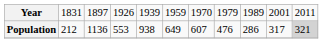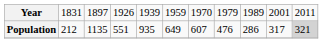(97, 29) 1136 -> (97, 29) 1135
(121, 29) 553 -> (121, 29) 551
(147, 29) 938 -> (147, 29) 935
